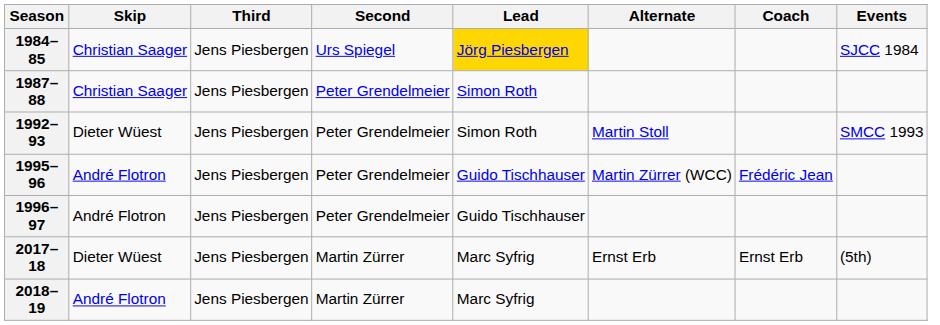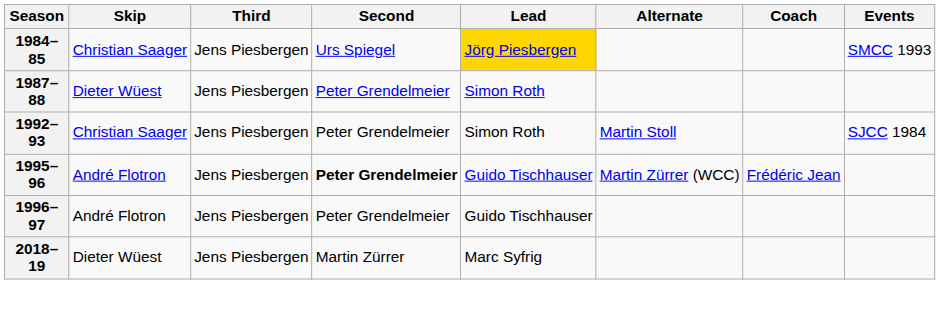(879, 49) SJCC 1984 -> (889, 49) SMCC 1993
(130, 91) Christian Saager -> (117, 91) Dieter Wüest
(117, 132) Dieter Wüest -> (130, 132) Christian Saager
(882, 132) SMCC 1993 -> (887, 132) SJCC 1984
(383, 174) normal -> (387, 174) bold
- row: (37, 257)
(119, 299) André Flotron -> (117, 257) Dieter Wüest
